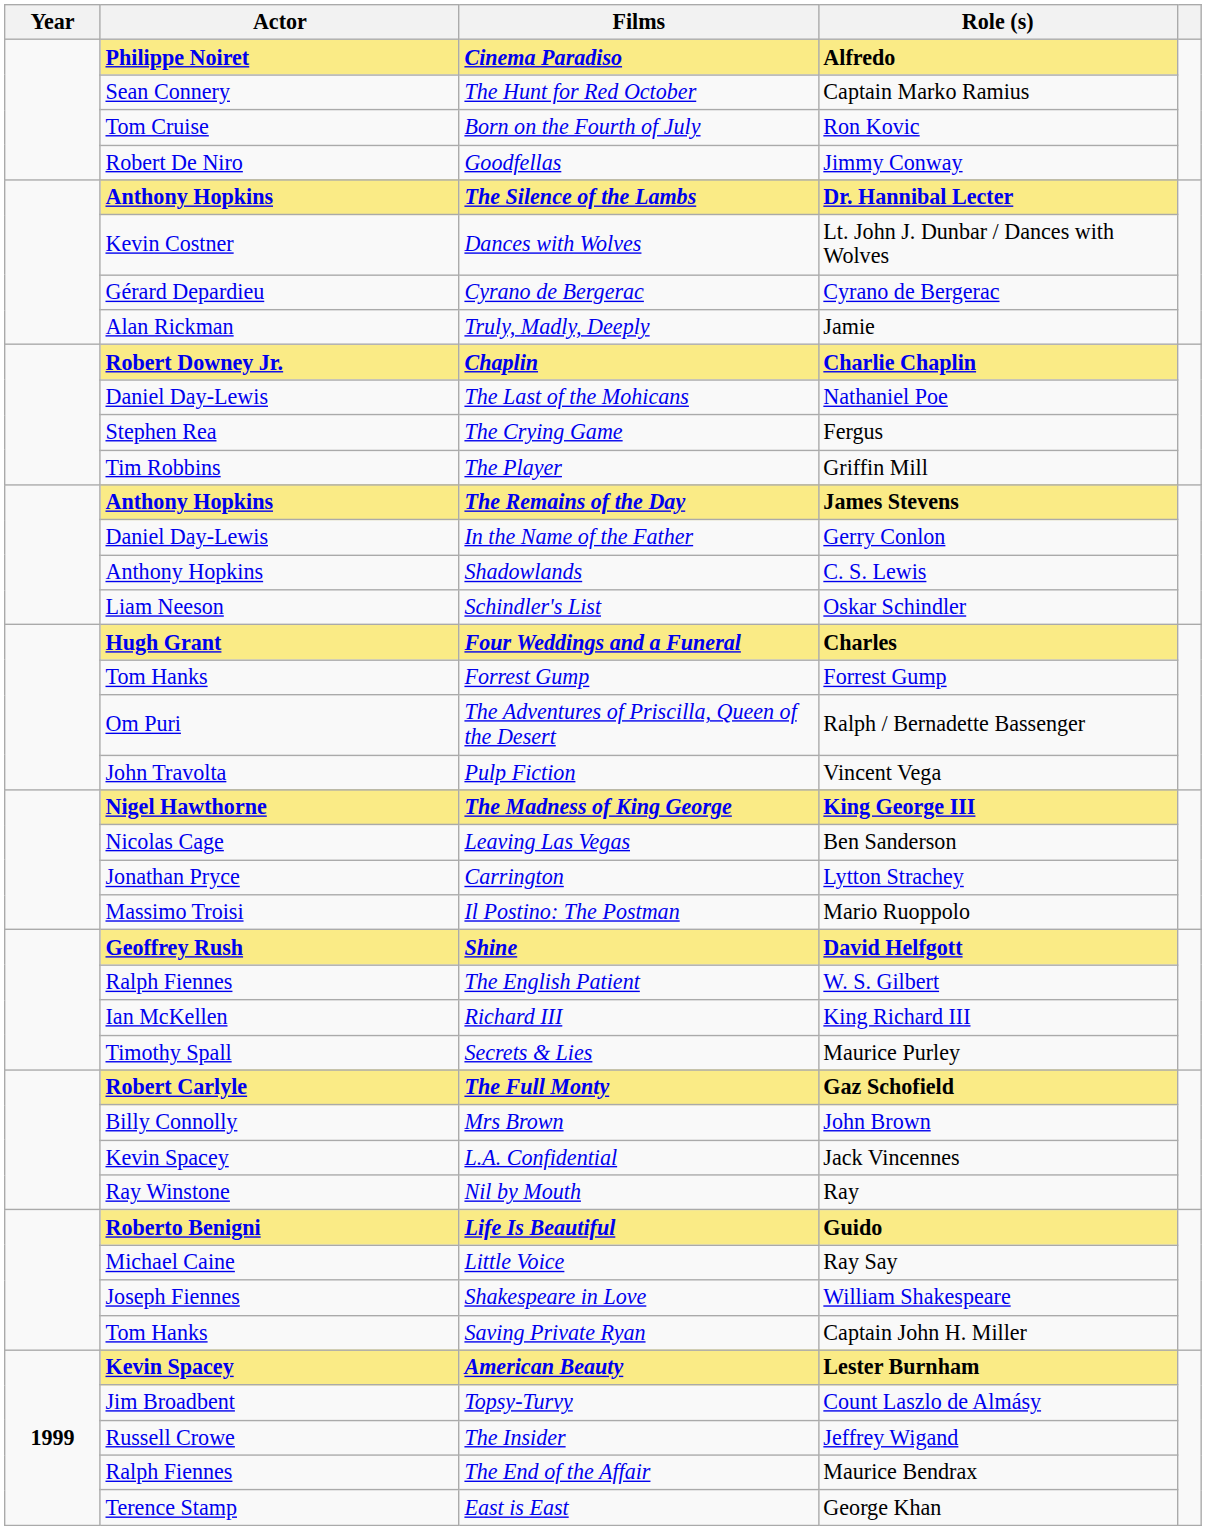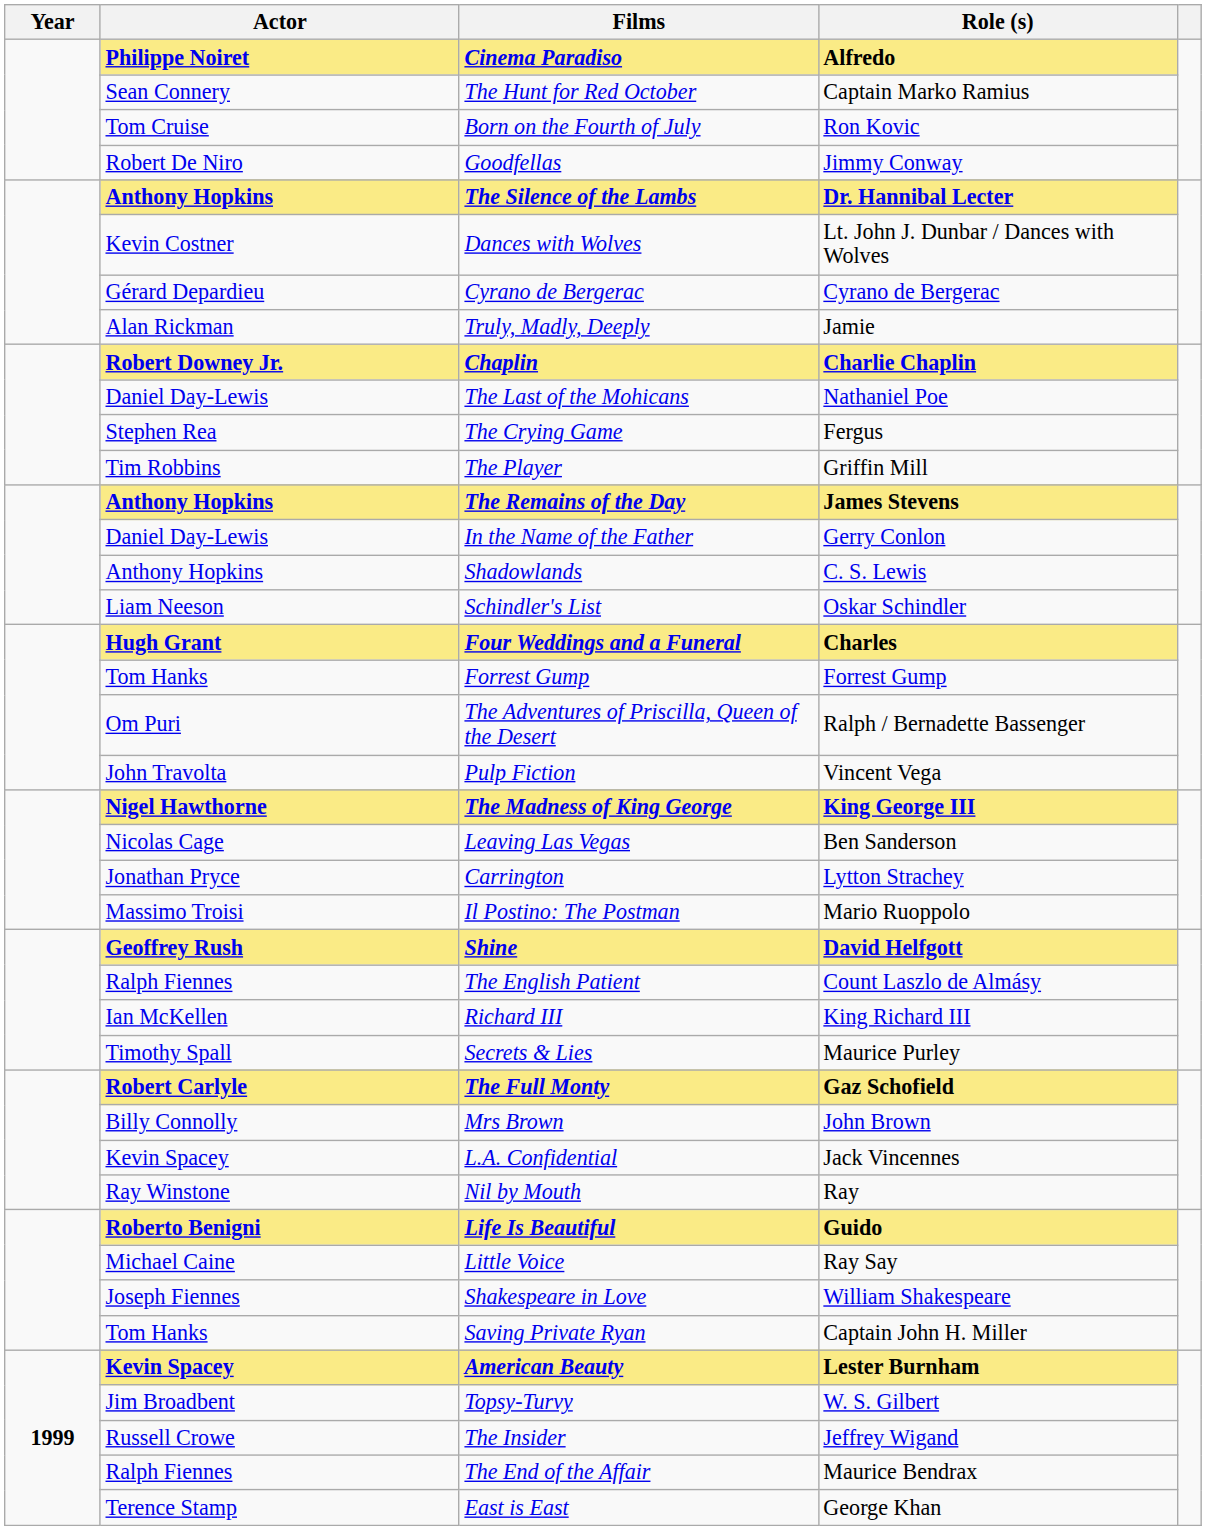(881, 982) W. S. Gilbert -> (932, 982) Count Laszlo de Almásy
(932, 1402) Count Laszlo de Almásy -> (881, 1402) W. S. Gilbert
